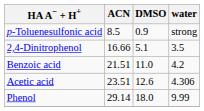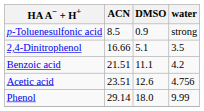(144, 65) 11.0 -> (144, 65) 11.1
(183, 81) 4.306 -> (183, 81) 4.756
